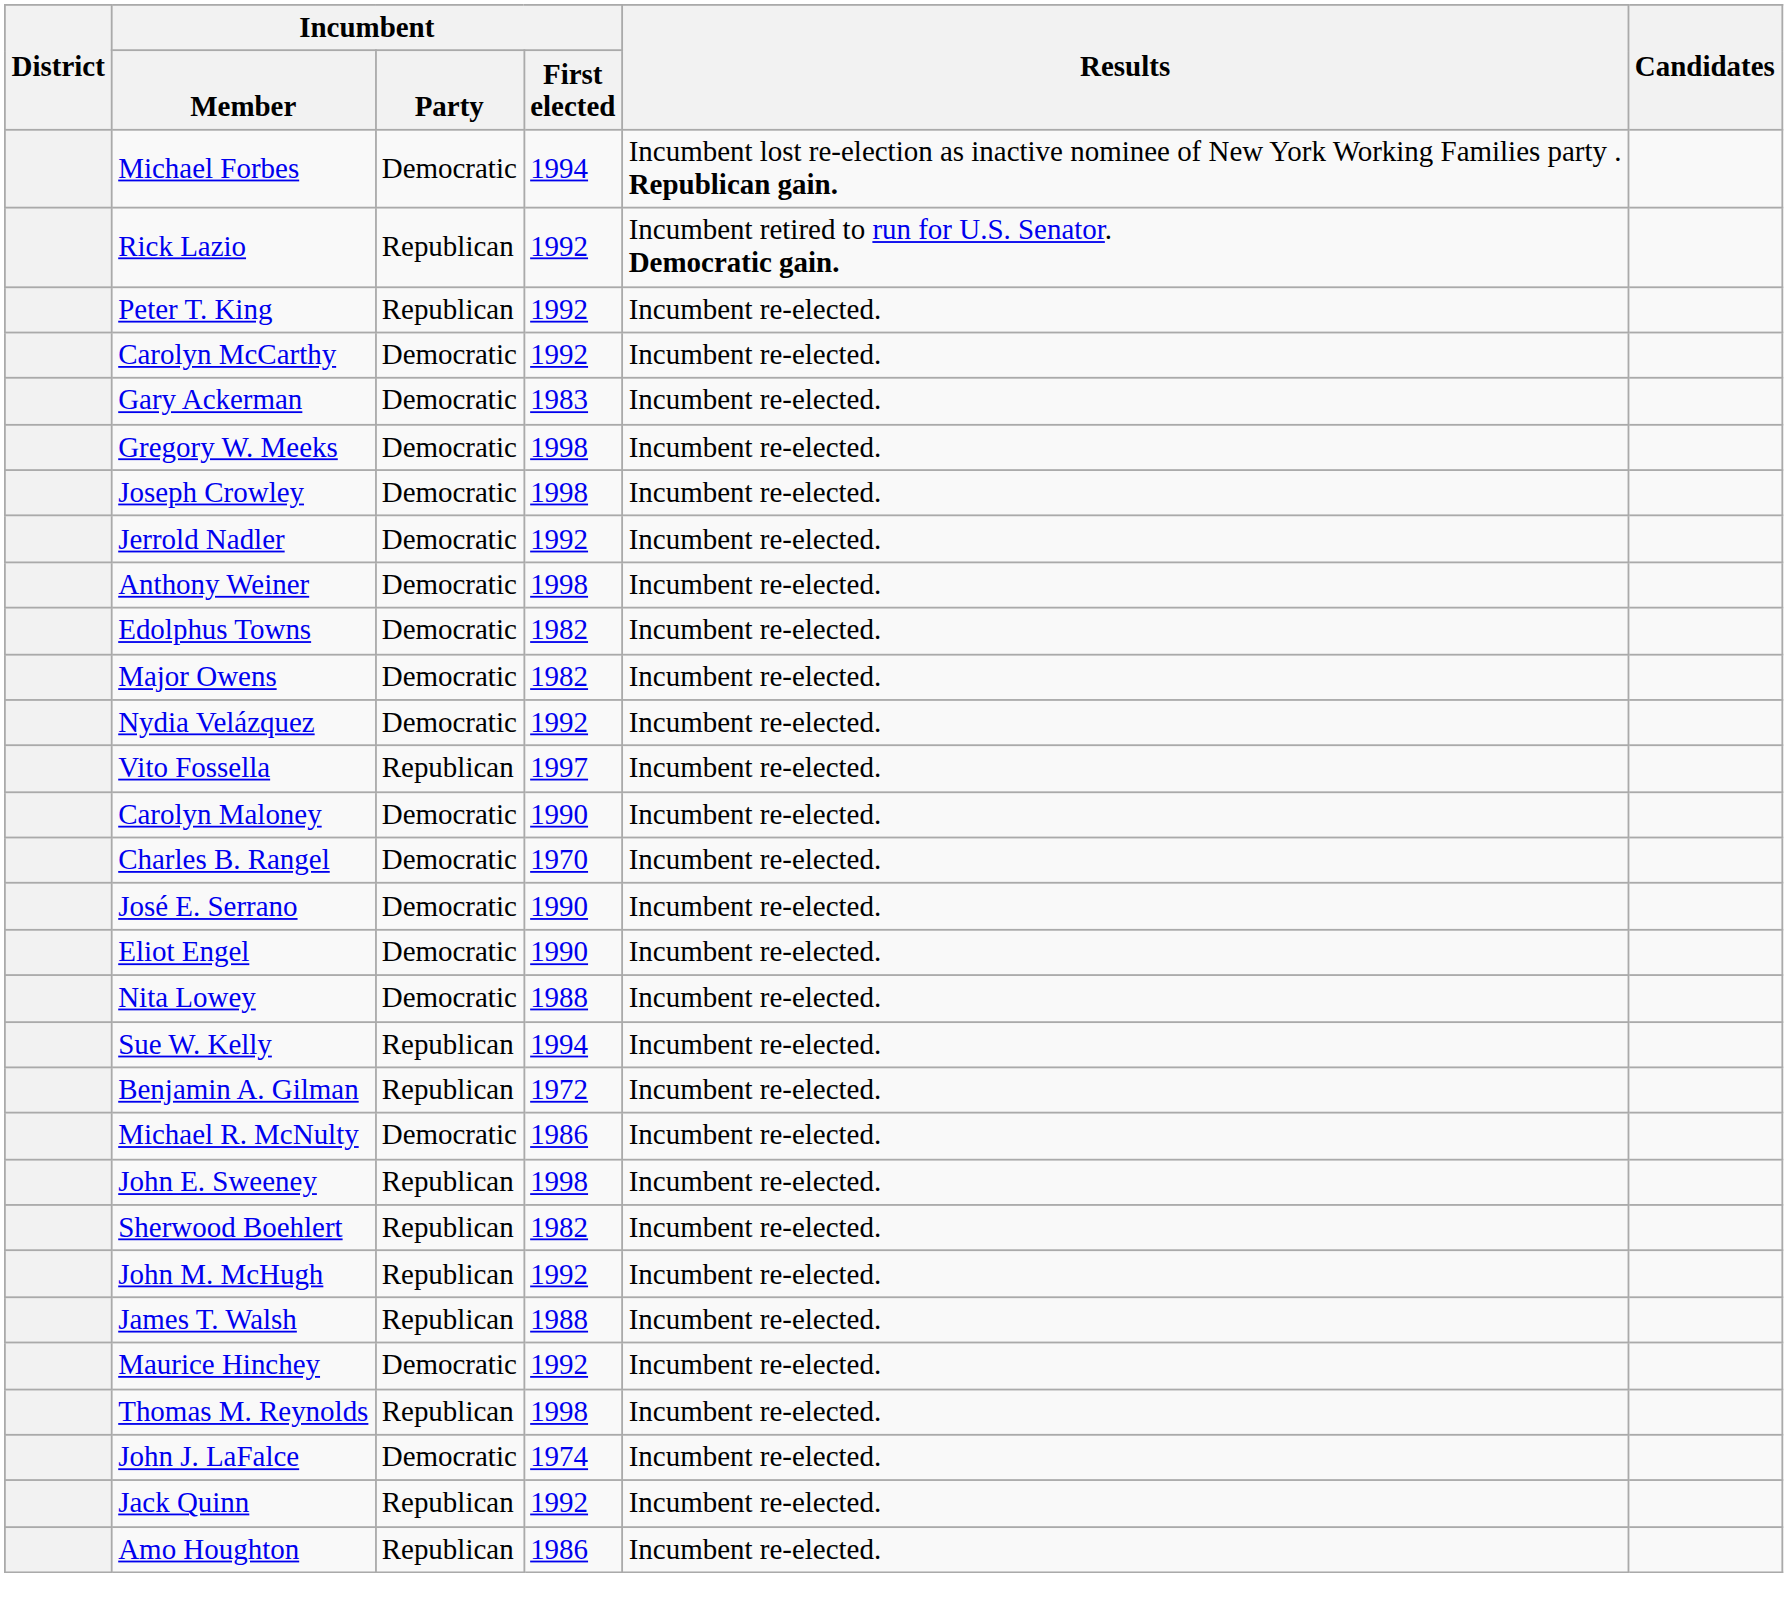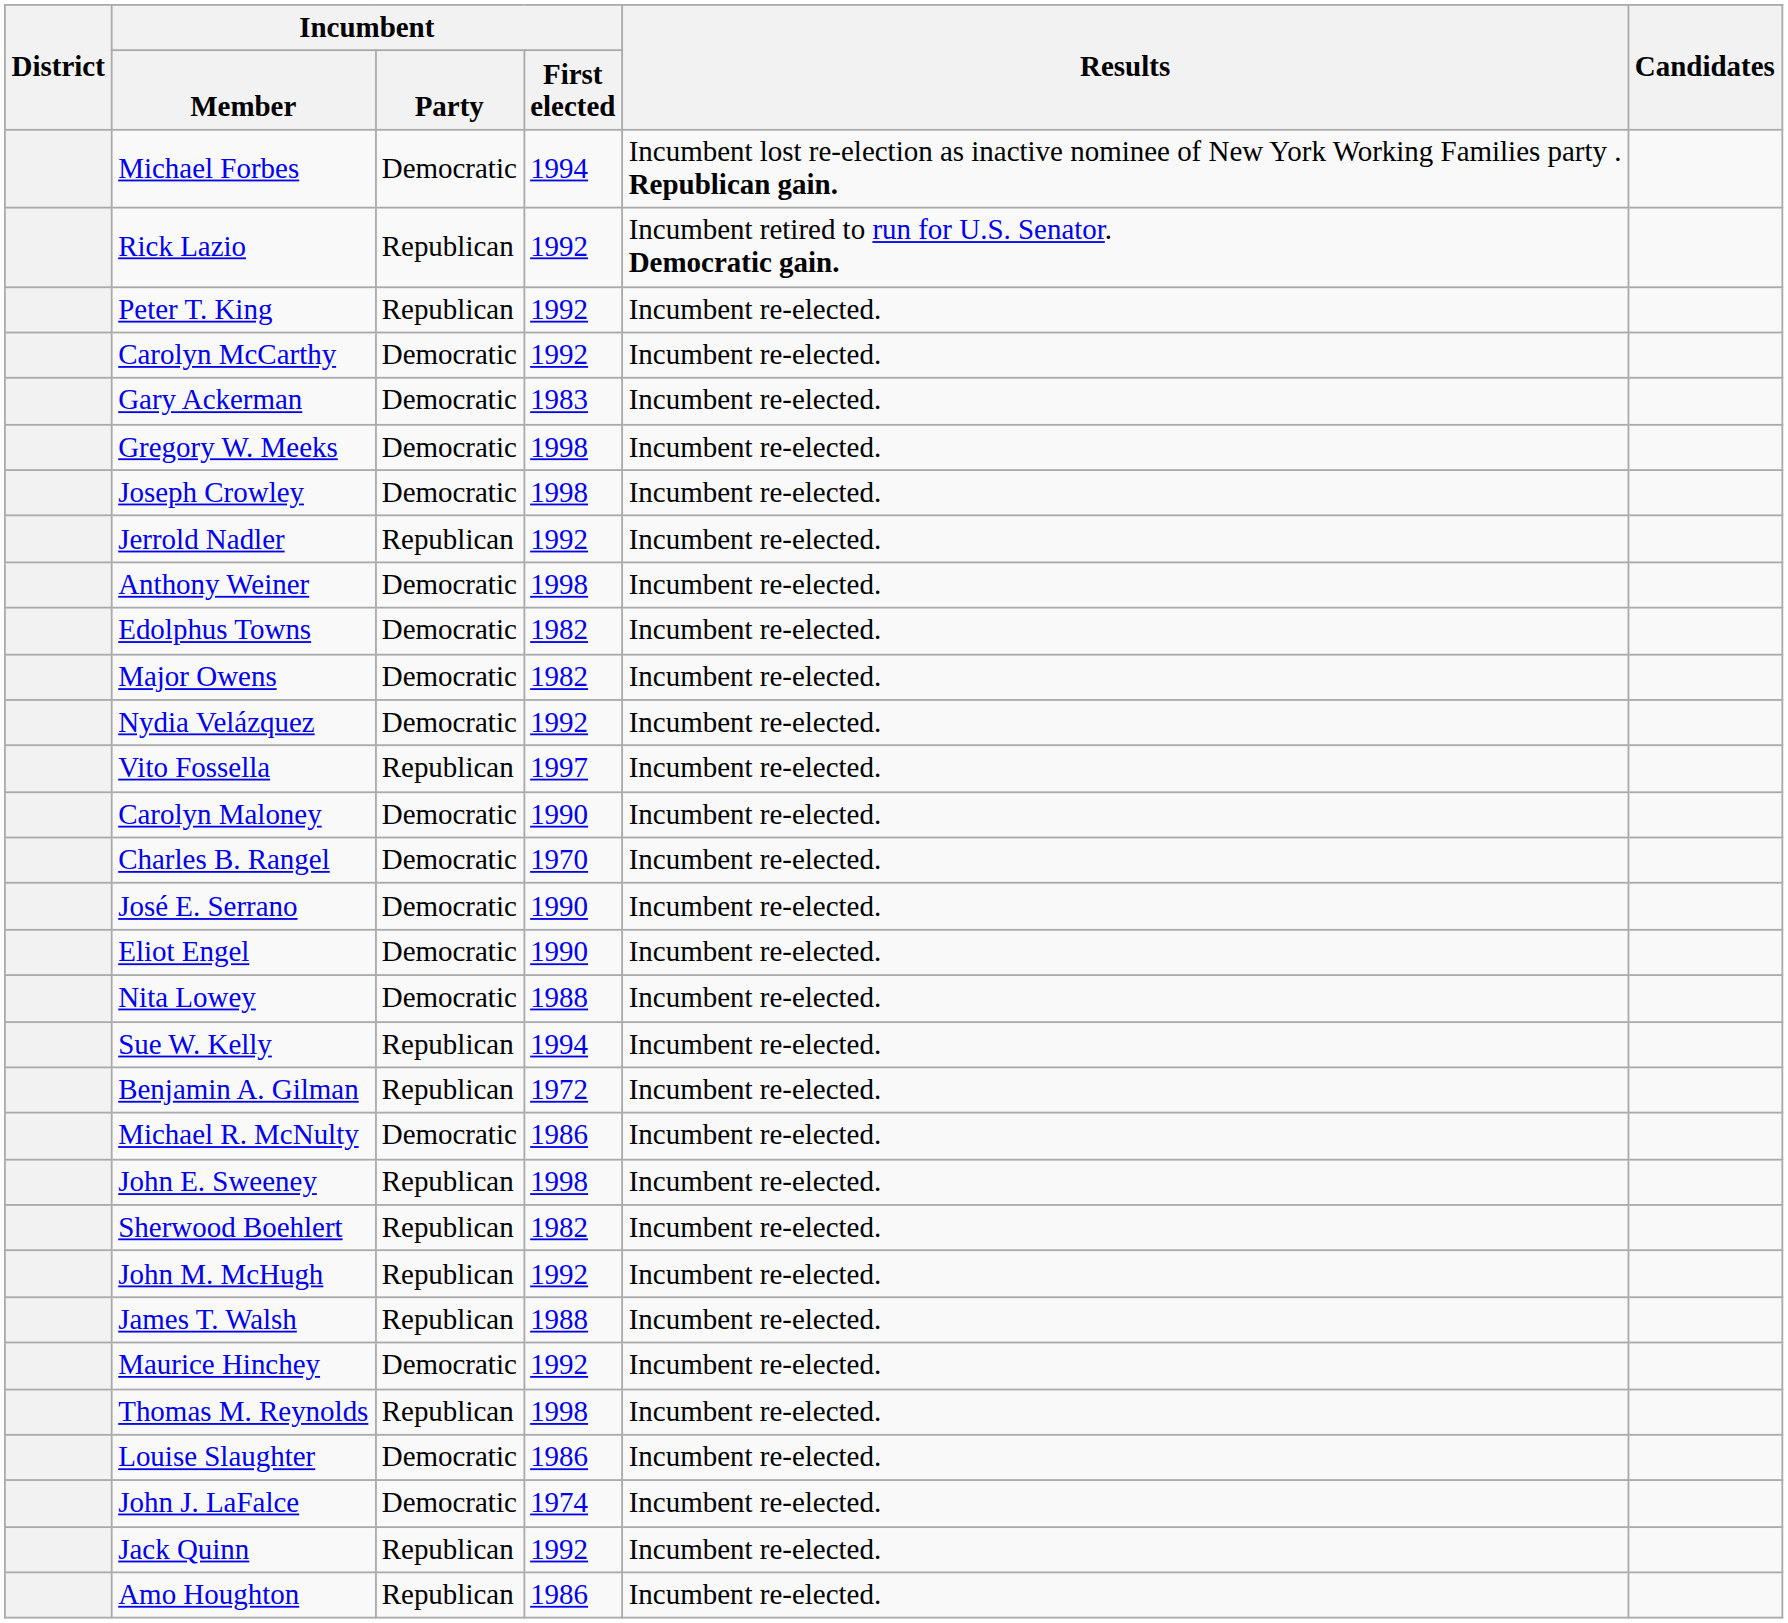(449, 538) Democratic -> (448, 538) Republican
+ row: (217, 1457)
